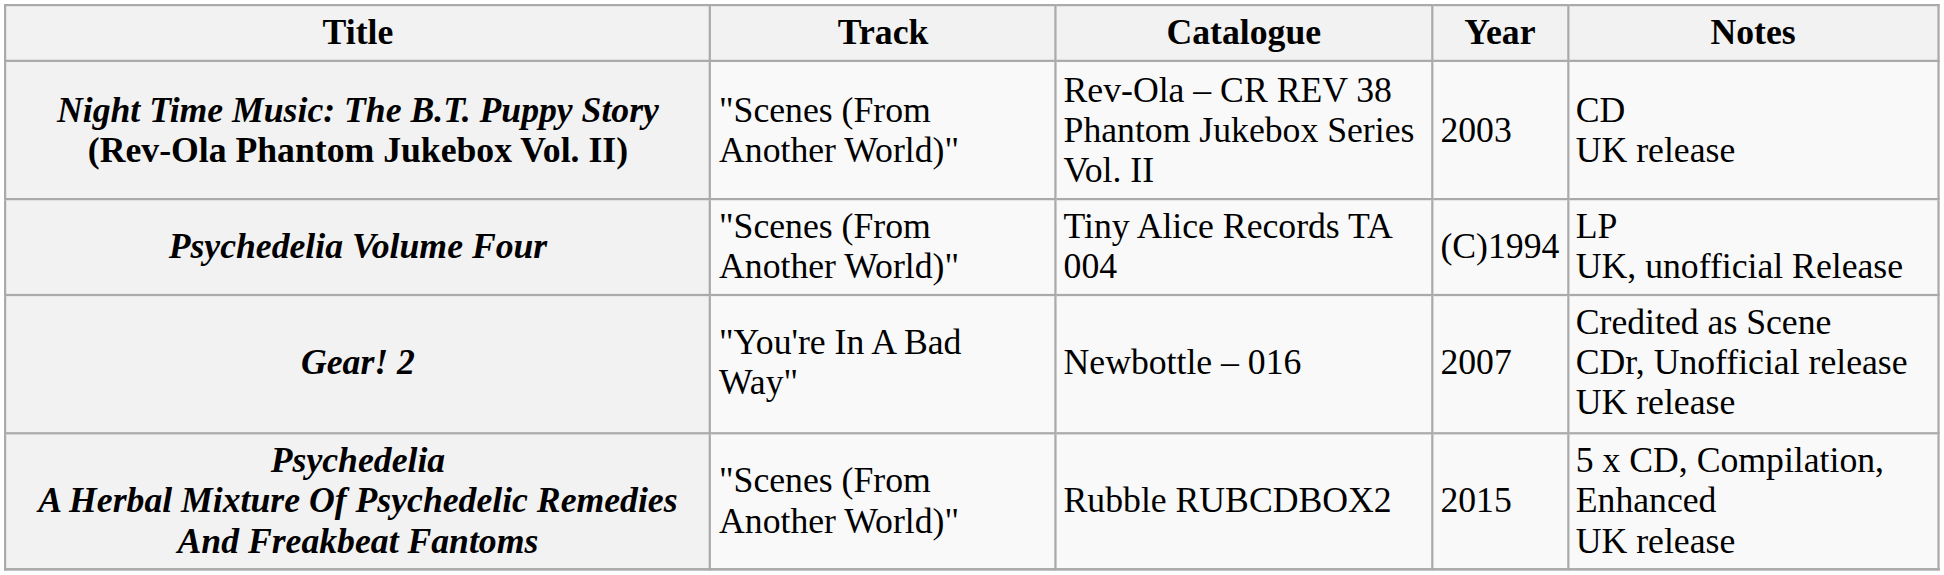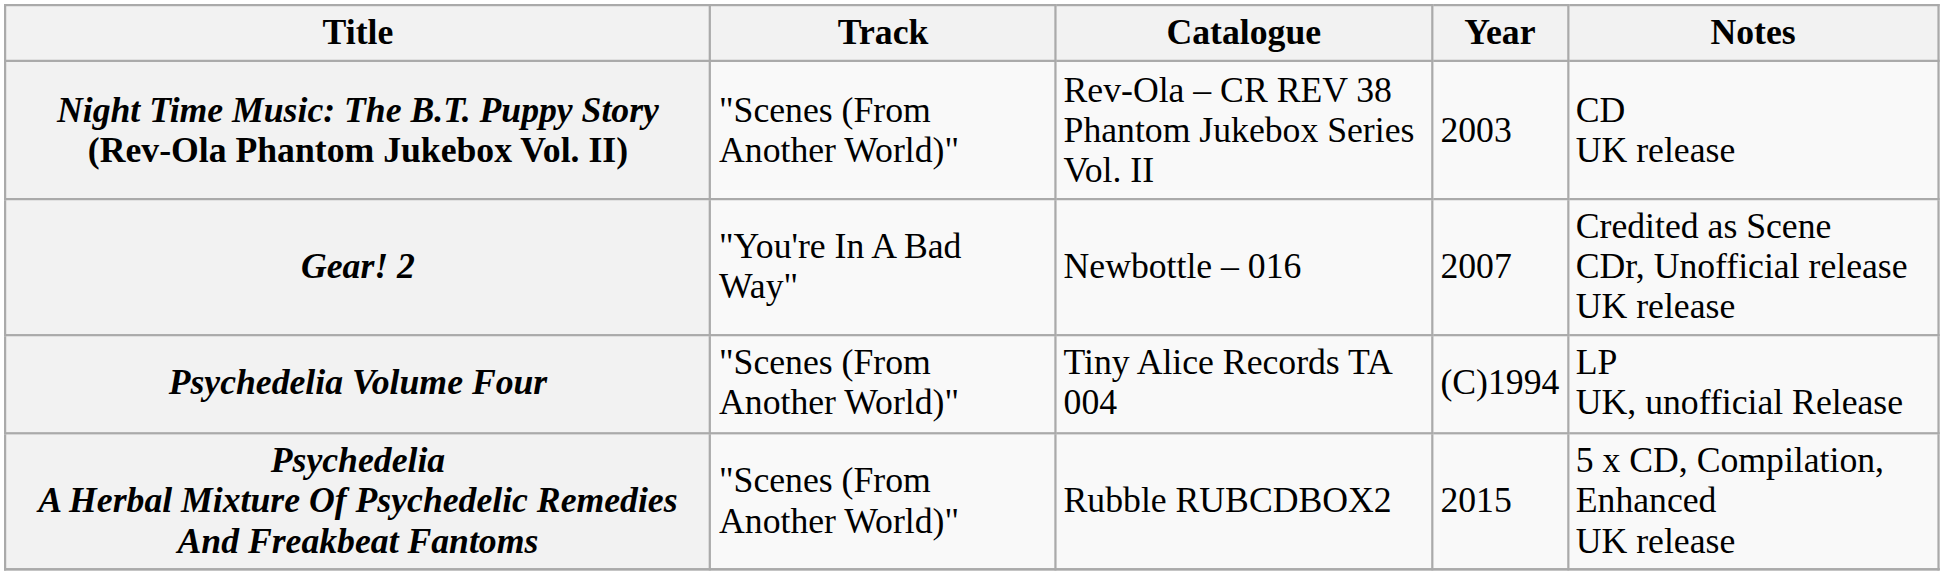rows swapped: (358, 246) <-> (358, 363)
